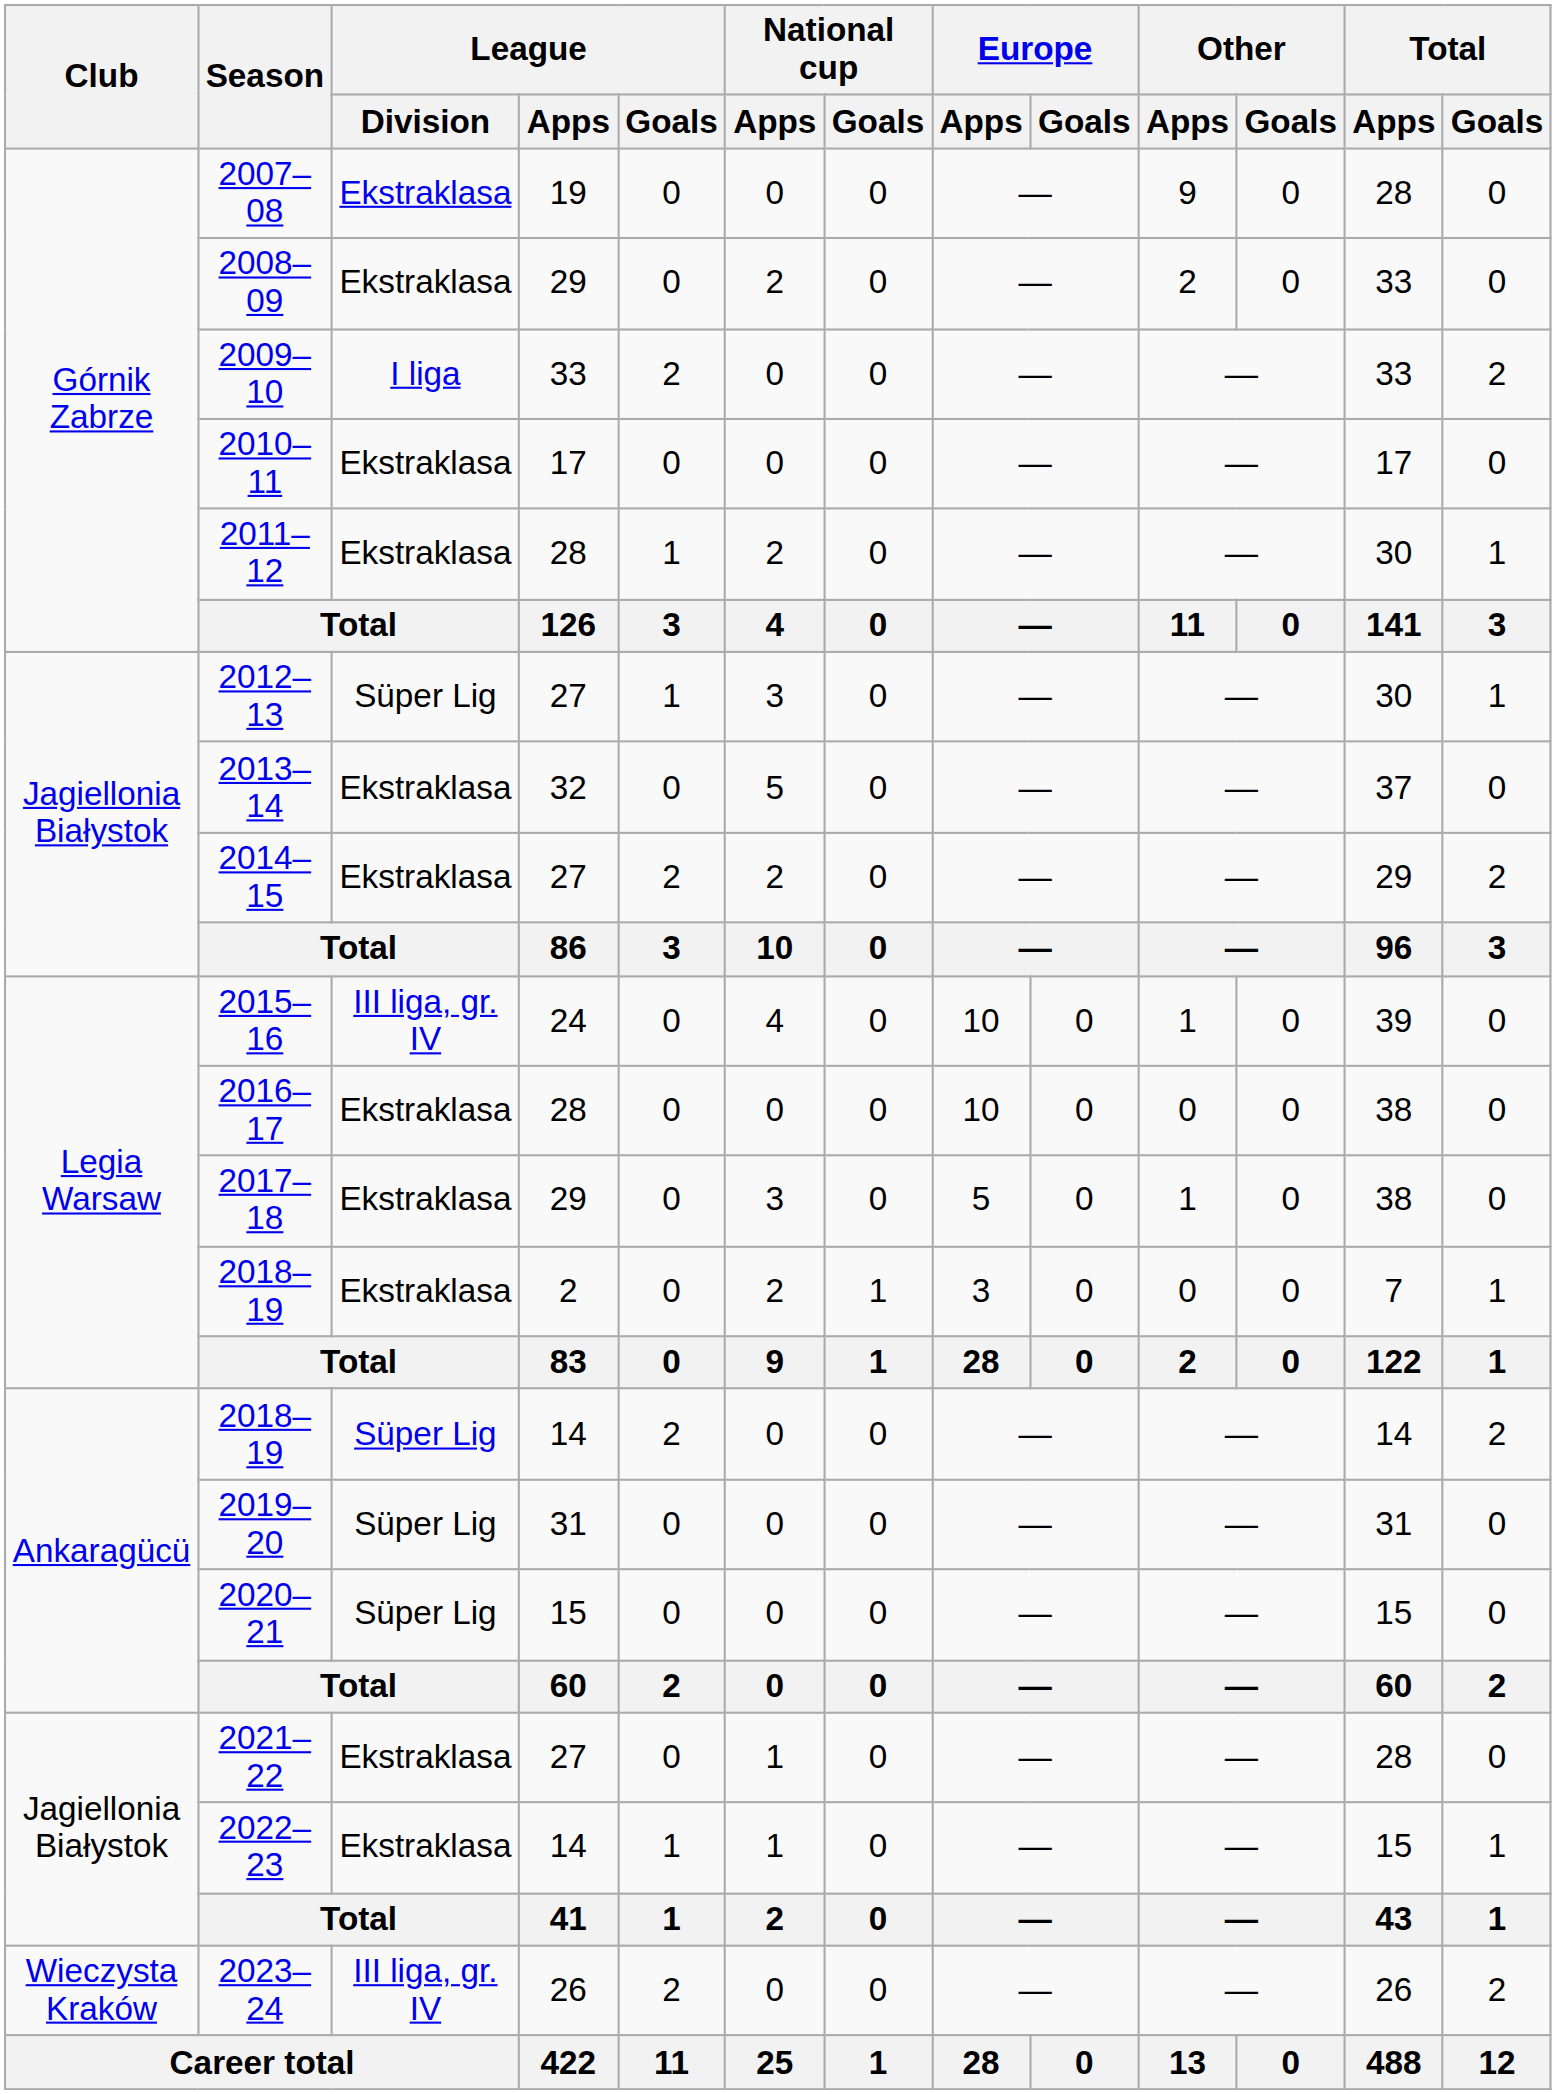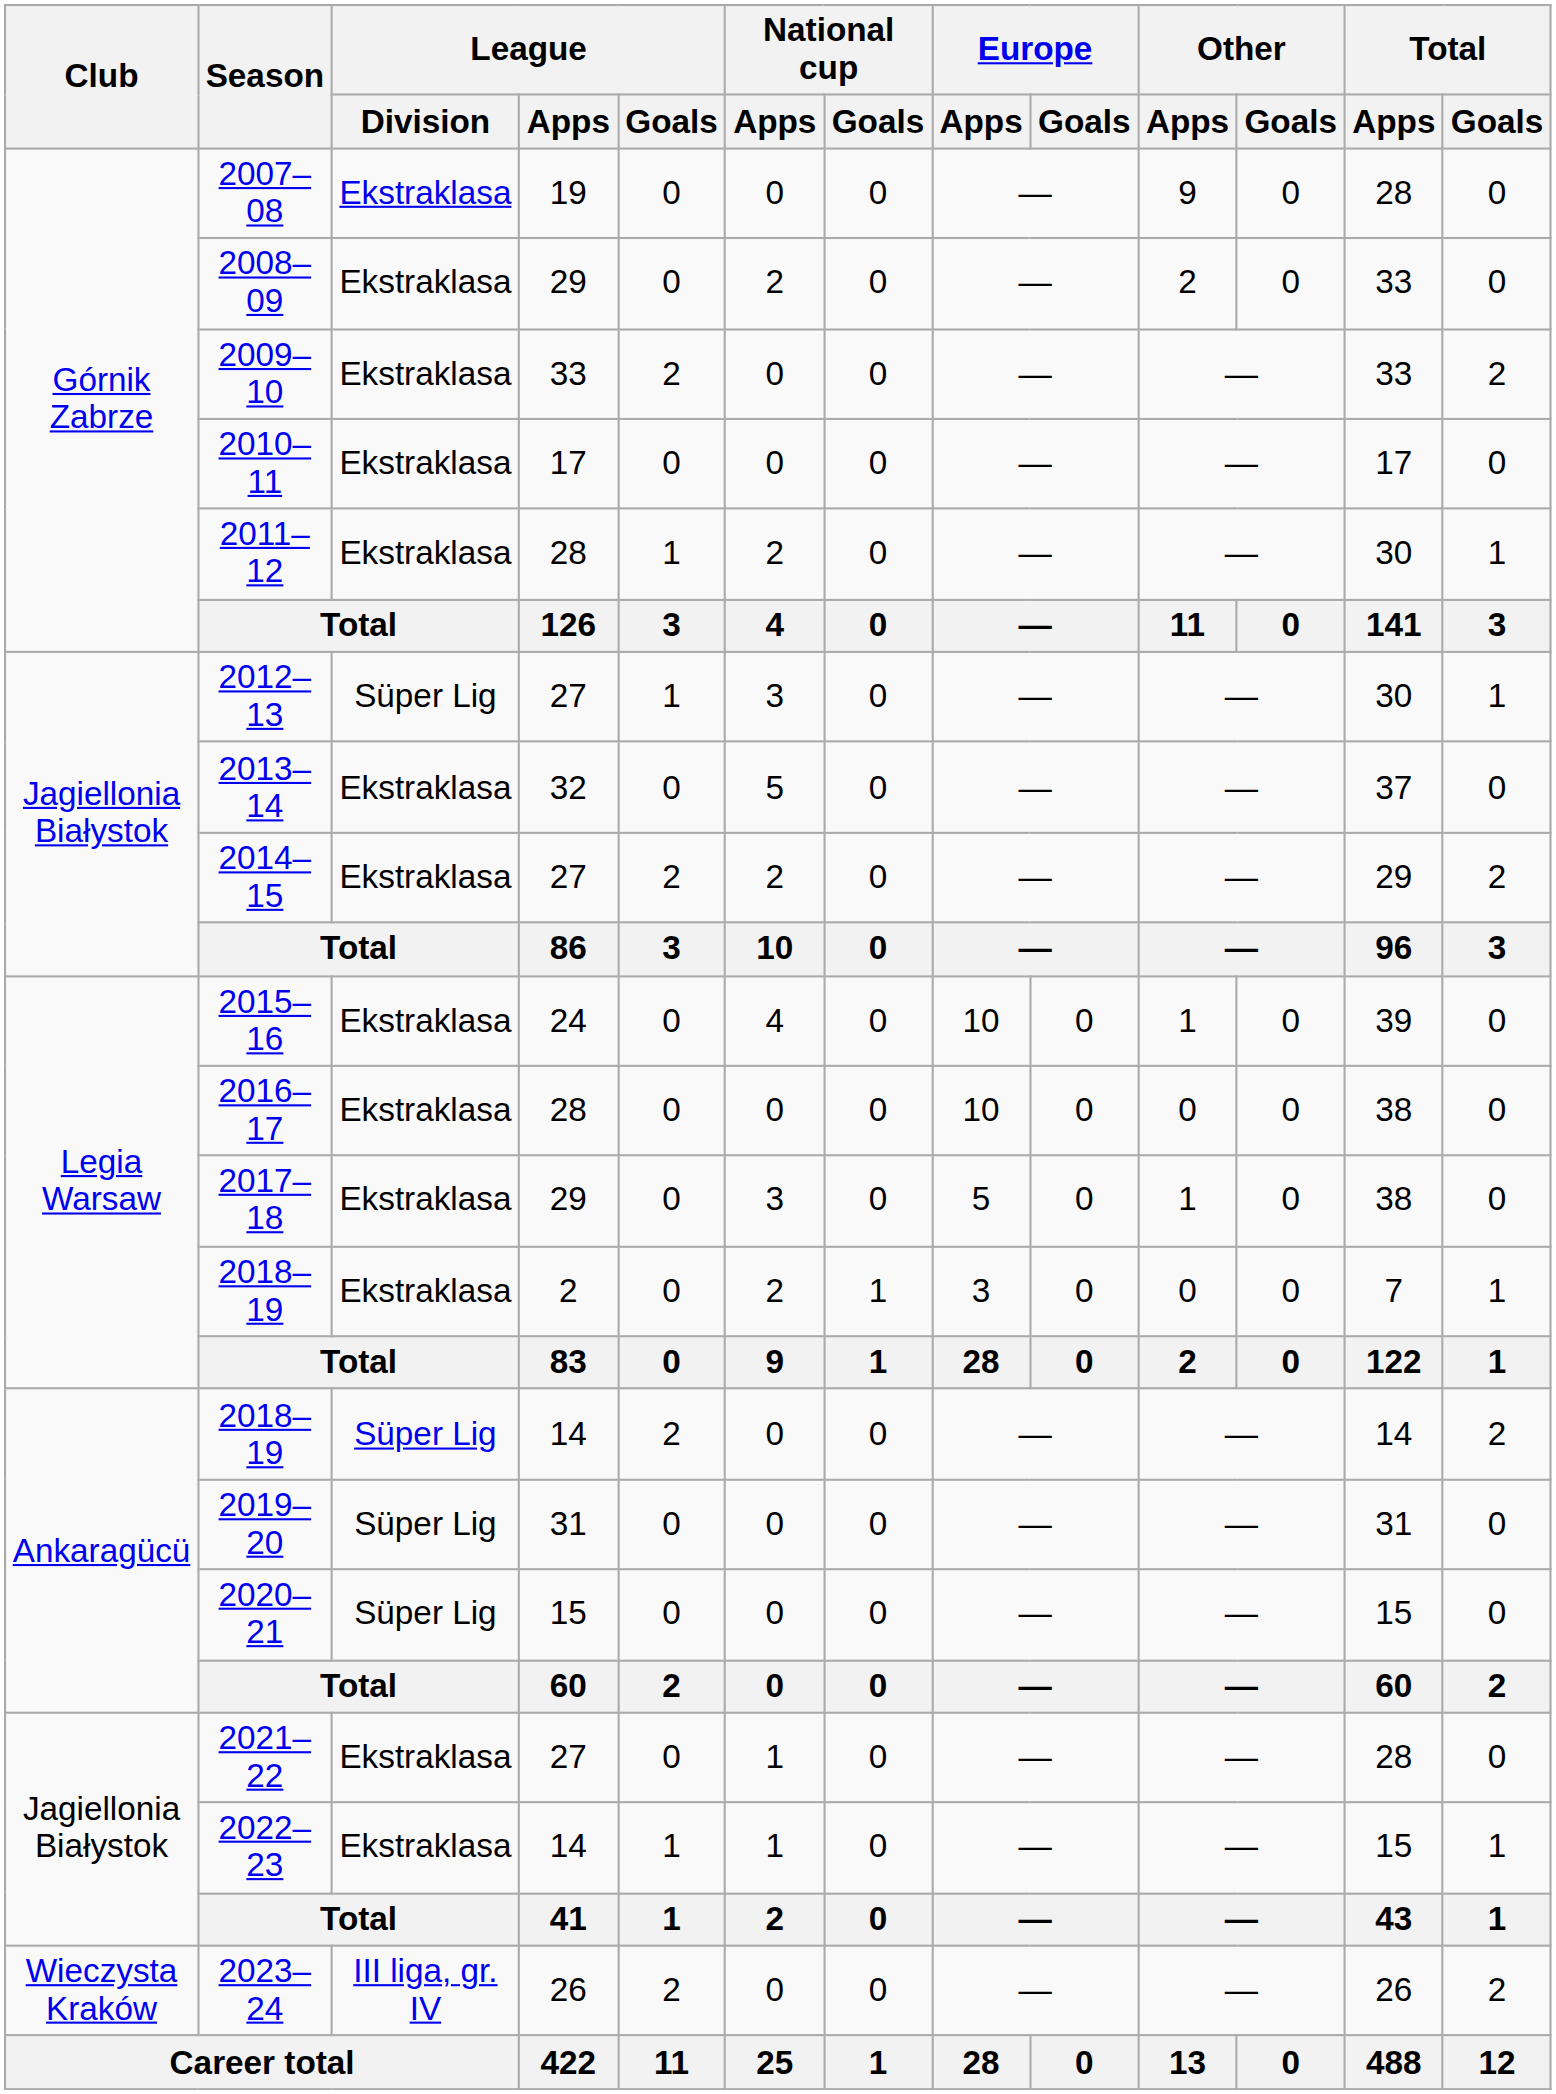(425, 373) I liga -> (425, 373) Ekstraklasa
(425, 1019) III liga, gr. IV -> (425, 1019) Ekstraklasa
